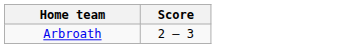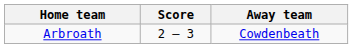+ column: (279, 14)
